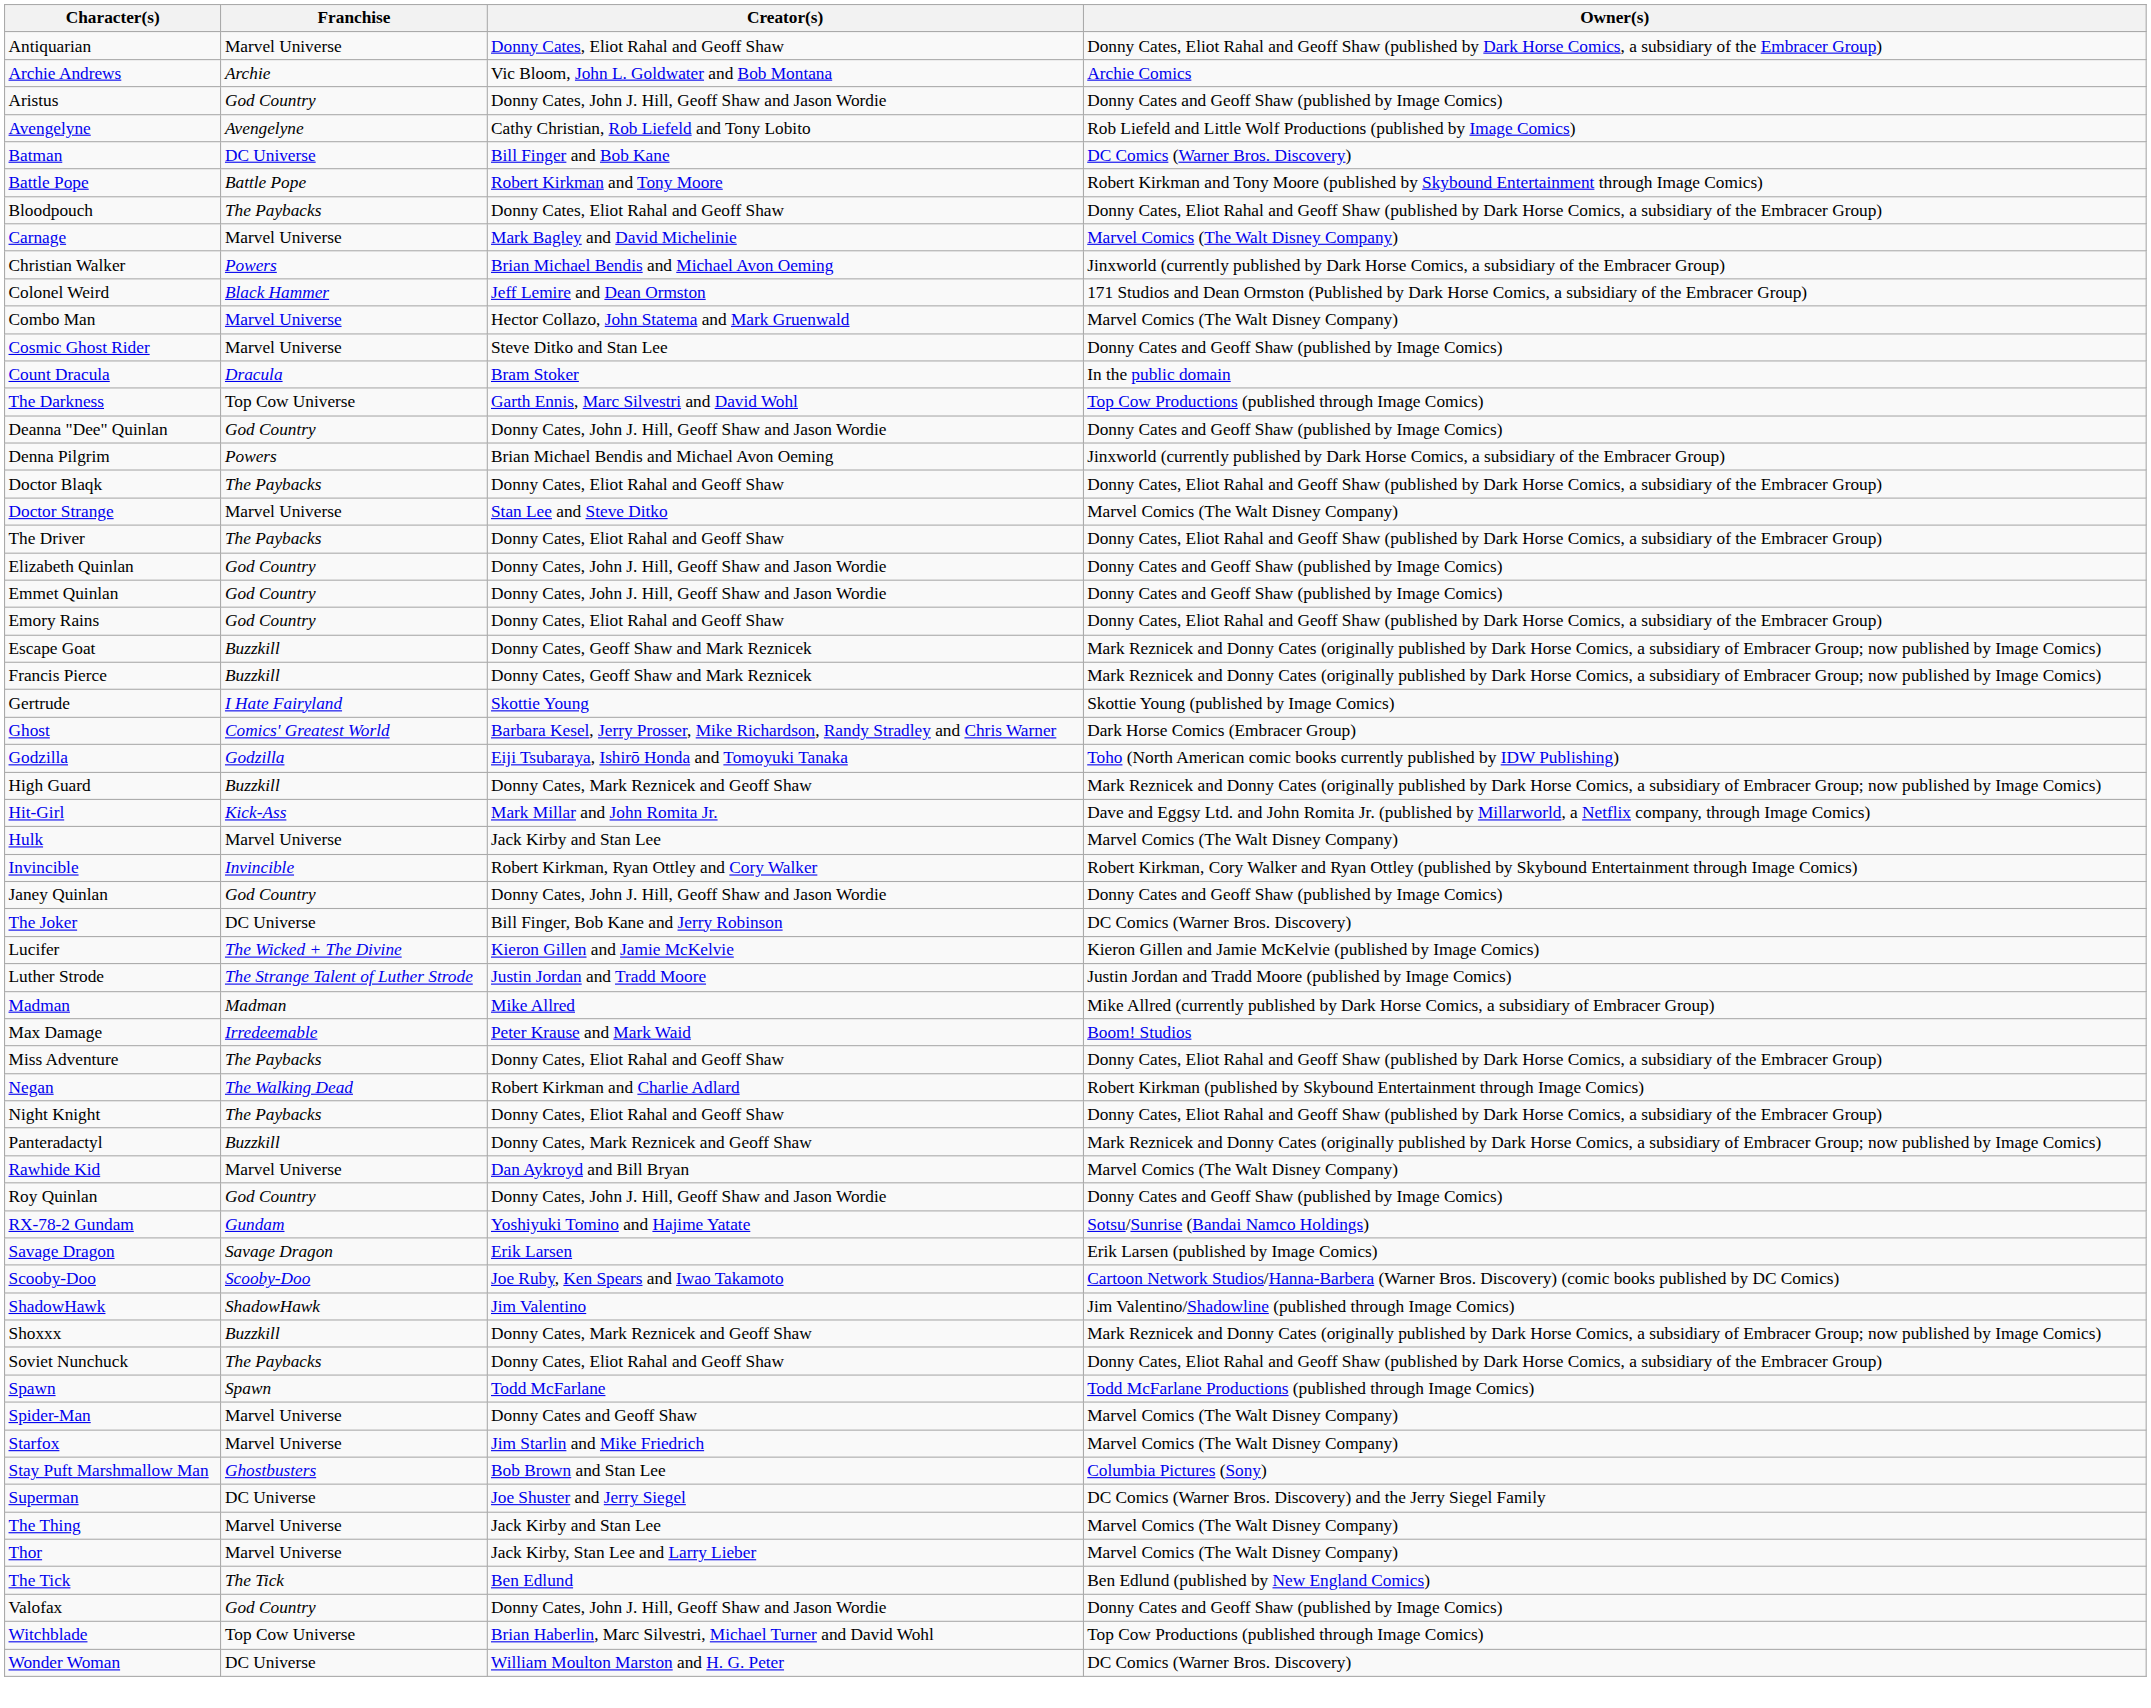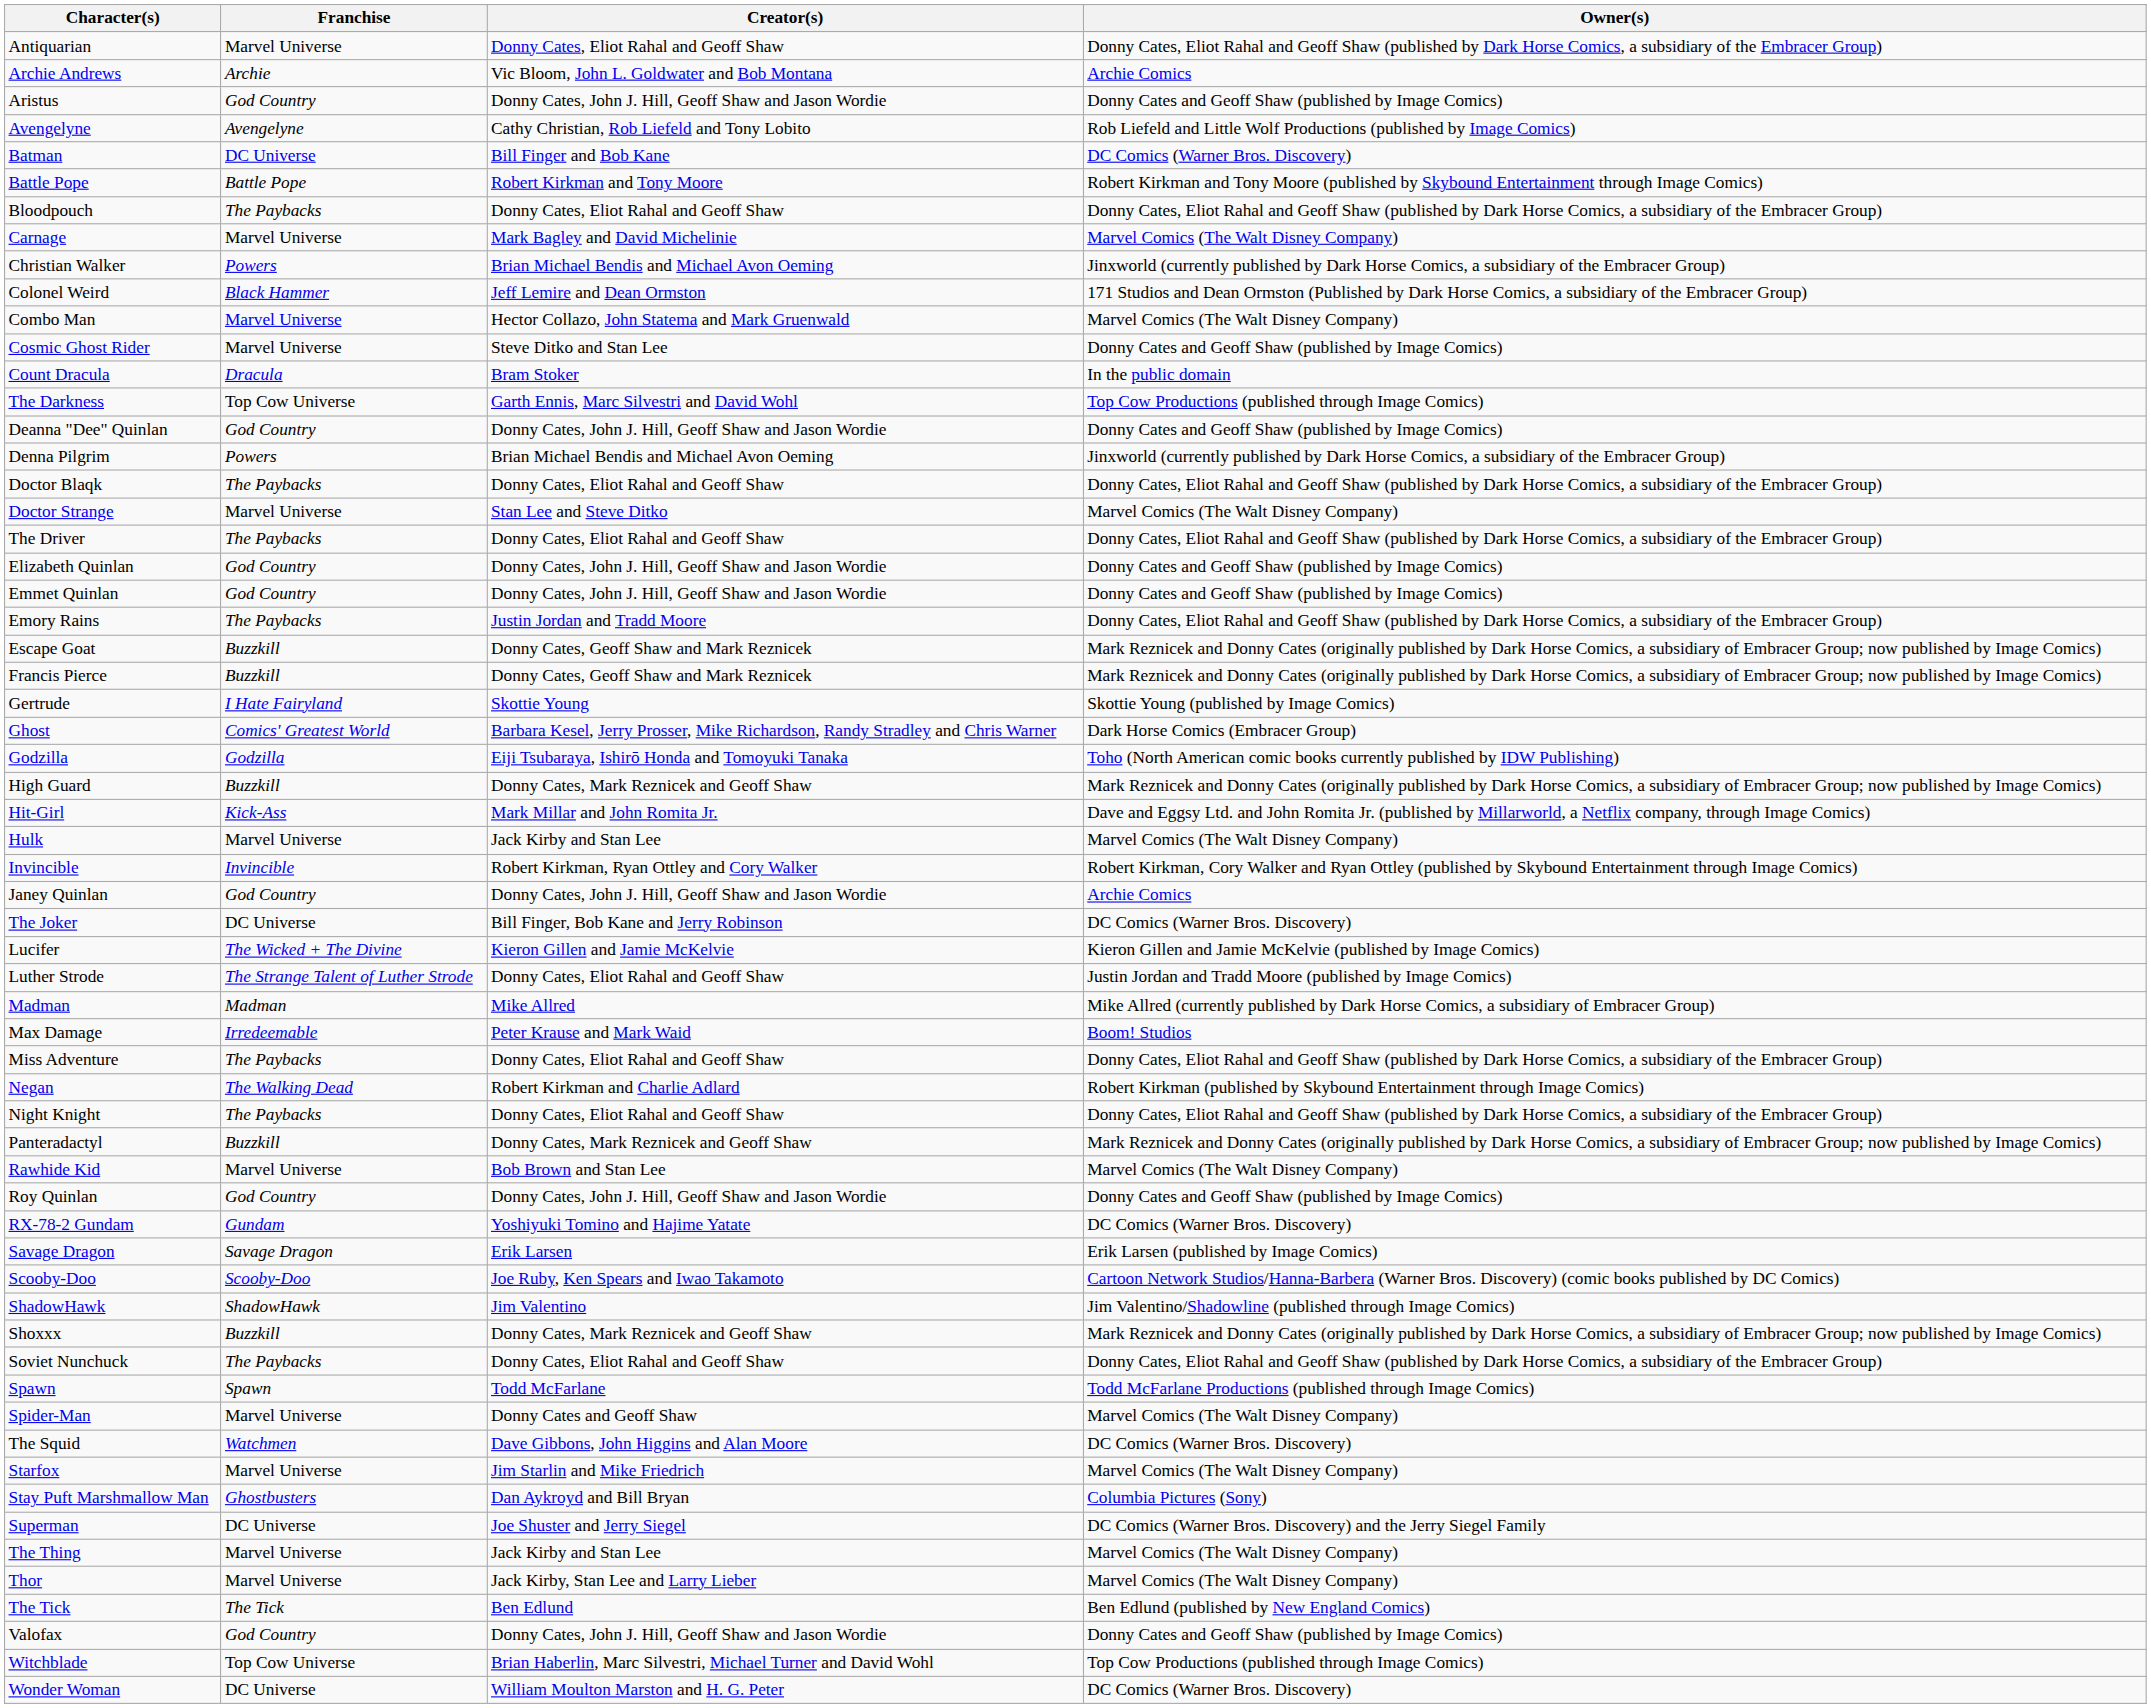(270, 621) God Country -> (273, 621) The Paybacks
(637, 621) Donny Cates, Eliot Rahal and Geoff Shaw -> (599, 621) Justin Jordan and Tradd Moore
(1295, 895) Donny Cates and Geoff Shaw (published by Image Comics) -> (1139, 895) Archie Comics
(599, 977) Justin Jordan and Tradd Moore -> (637, 977) Donny Cates, Eliot Rahal and Geoff Shaw
(590, 1169) Dan Aykroyd and Bill Bryan -> (578, 1169) Bob Brown and Stan Lee
(1228, 1224) Sotsu/Sunrise (Bandai Namco Holdings) -> (1219, 1224) DC Comics (Warner Bros. Discovery)
+ row: (44, 1443)
(578, 1470) Bob Brown and Stan Lee -> (590, 1498) Dan Aykroyd and Bill Bryan
